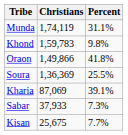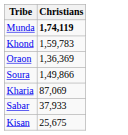- column: (104, 12)
(56, 28) normal -> (56, 28) bold
(57, 59) 1,49,866 -> (57, 59) 1,36,369
(57, 75) 1,36,369 -> (57, 75) 1,49,866
